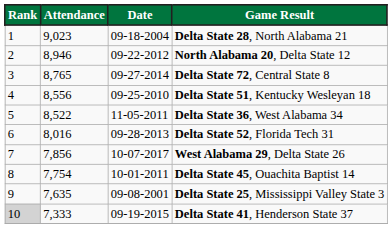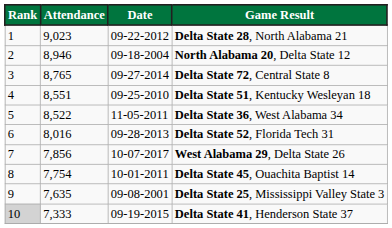(140, 35) 09-18-2004 -> (140, 35) 09-22-2012
(140, 55) 09-22-2012 -> (140, 55) 09-18-2004
(57, 95) 8,556 -> (57, 95) 8,551
